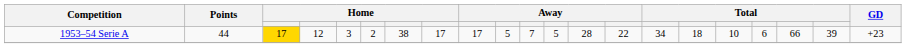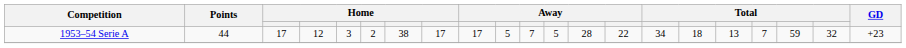(281, 34) gold background -> (281, 34) no background
(734, 34) 10 -> (734, 34) 13
(764, 34) 6 -> (764, 34) 7
(795, 34) 66 -> (795, 34) 59
(832, 34) 39 -> (832, 34) 32
